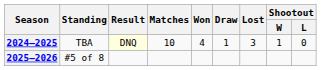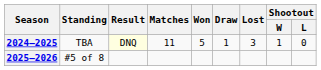(169, 42) 10 -> (169, 42) 11
(202, 42) 4 -> (202, 42) 5
